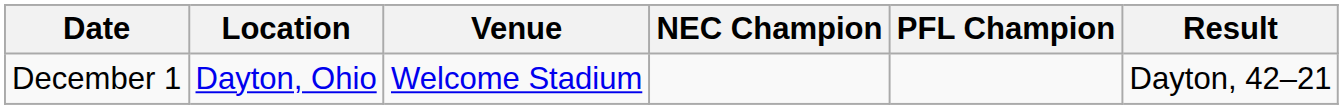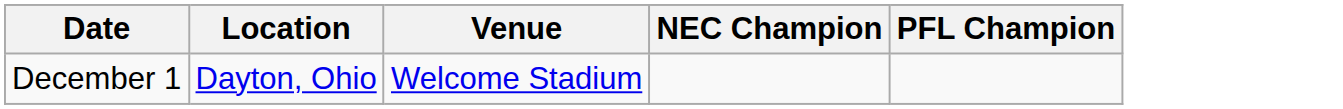- column: (1231, 29)
